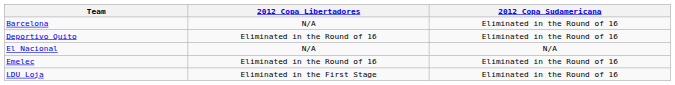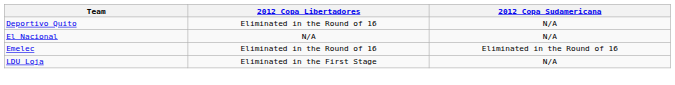- row: (27, 23)
(550, 36) Eliminated in the Round of 16 -> (550, 23) N/A
(550, 74) Eliminated in the Round of 16 -> (550, 62) N/A
